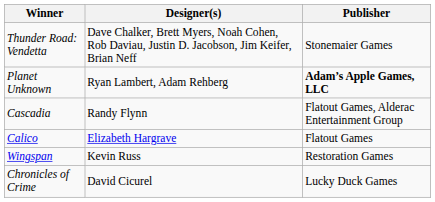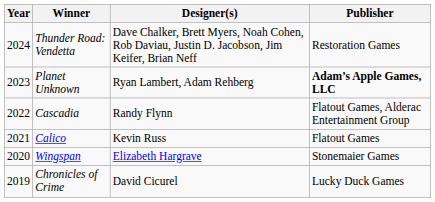+ column: (19, 13)
(349, 44) Stonemaier Games -> (356, 44) Restoration Games
(132, 138) Elizabeth Hargrave -> (139, 138) Kevin Russ
(114, 156) Kevin Russ -> (157, 156) Elizabeth Hargrave
(349, 156) Restoration Games -> (356, 156) Stonemaier Games
